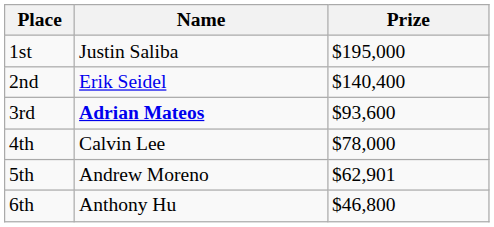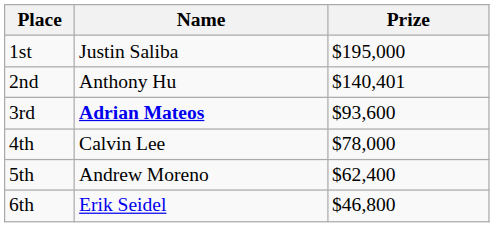(123, 81) Erik Seidel -> (128, 81) Anthony Hu
(369, 81) $140,400 -> (369, 81) $140,401
(364, 174) $62,901 -> (364, 174) $62,400
(128, 205) Anthony Hu -> (123, 205) Erik Seidel
